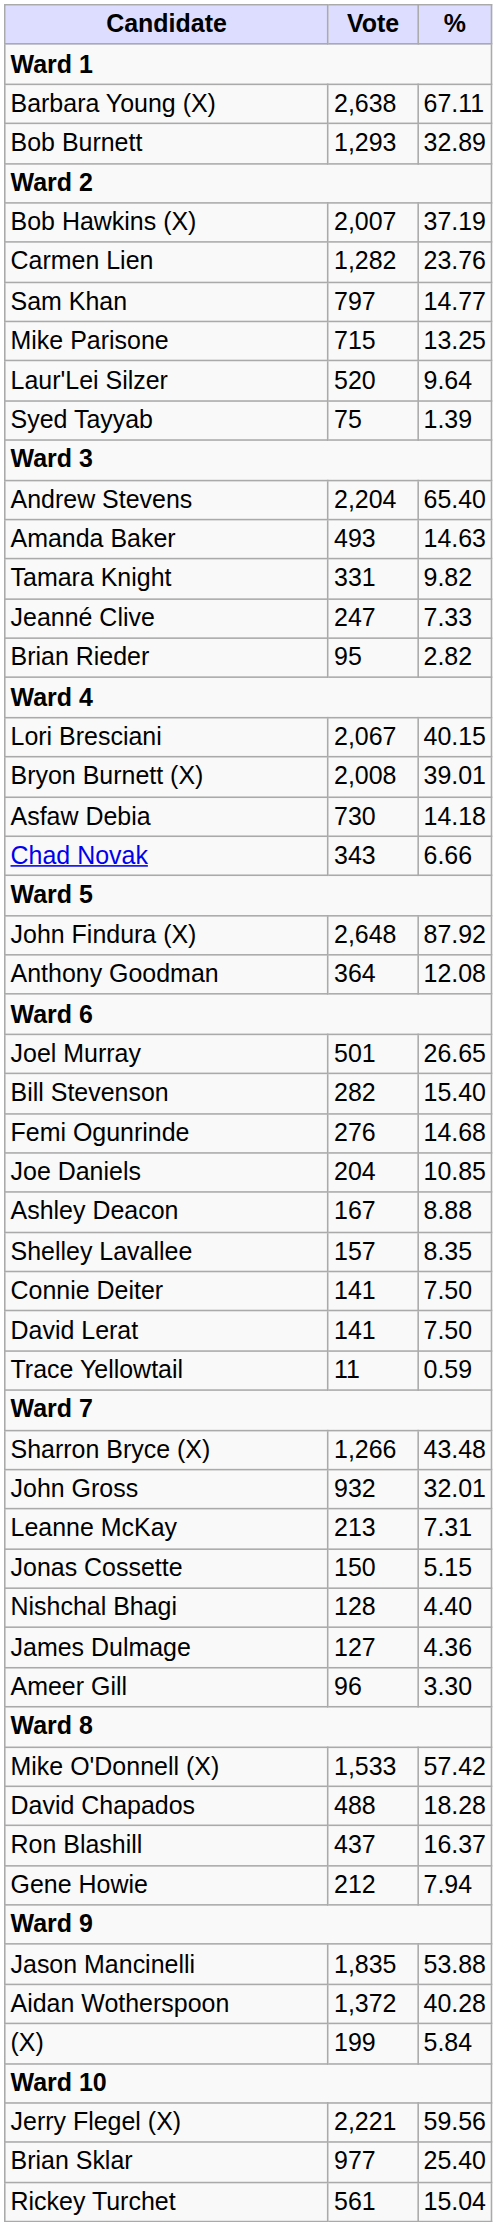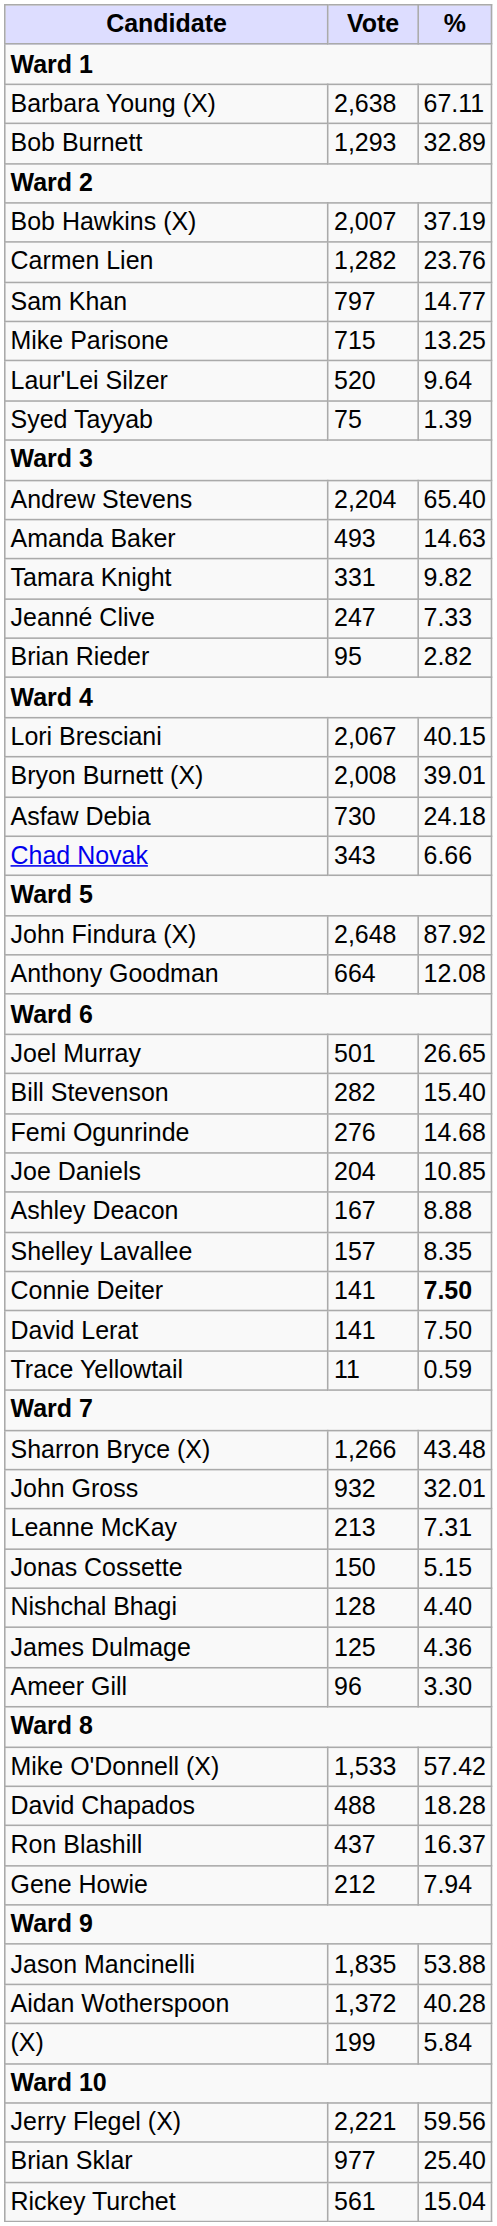(455, 815) 14.18 -> (455, 815) 24.18
(355, 974) 364 -> (355, 974) 664
(448, 1291) normal -> (448, 1291) bold
(355, 1647) 127 -> (355, 1647) 125
